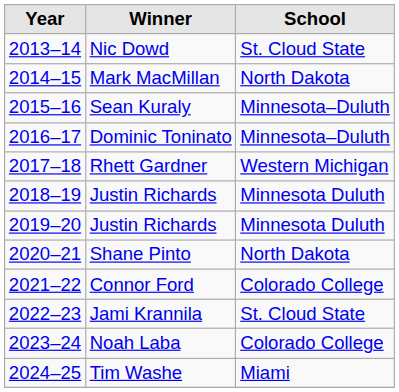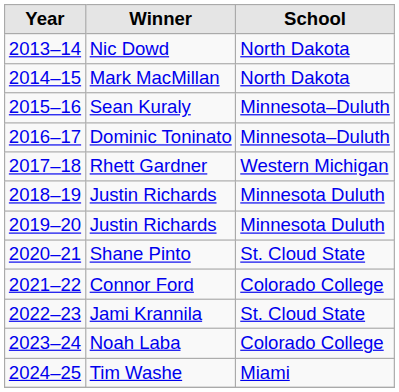(303, 48) St. Cloud State -> (295, 48) North Dakota
(295, 254) North Dakota -> (303, 254) St. Cloud State
